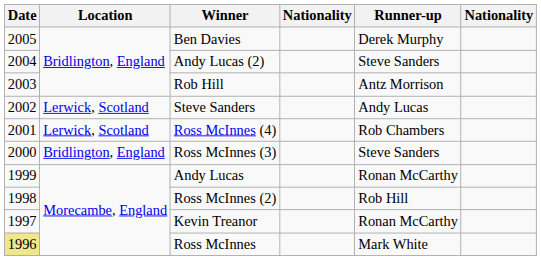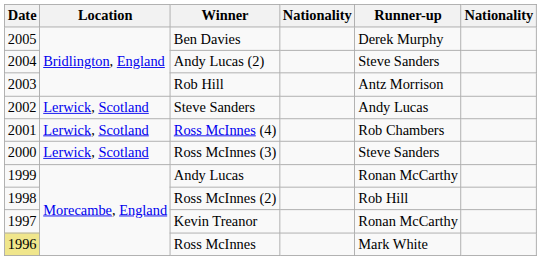(104, 152) Bridlington, England -> (96, 152) Lerwick, Scotland
